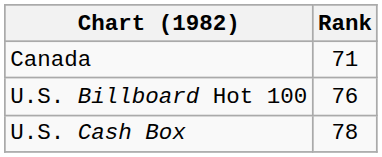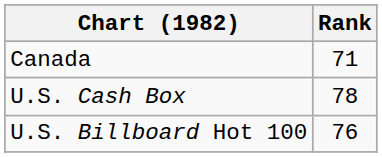rows swapped: (159, 97) <-> (98, 133)
